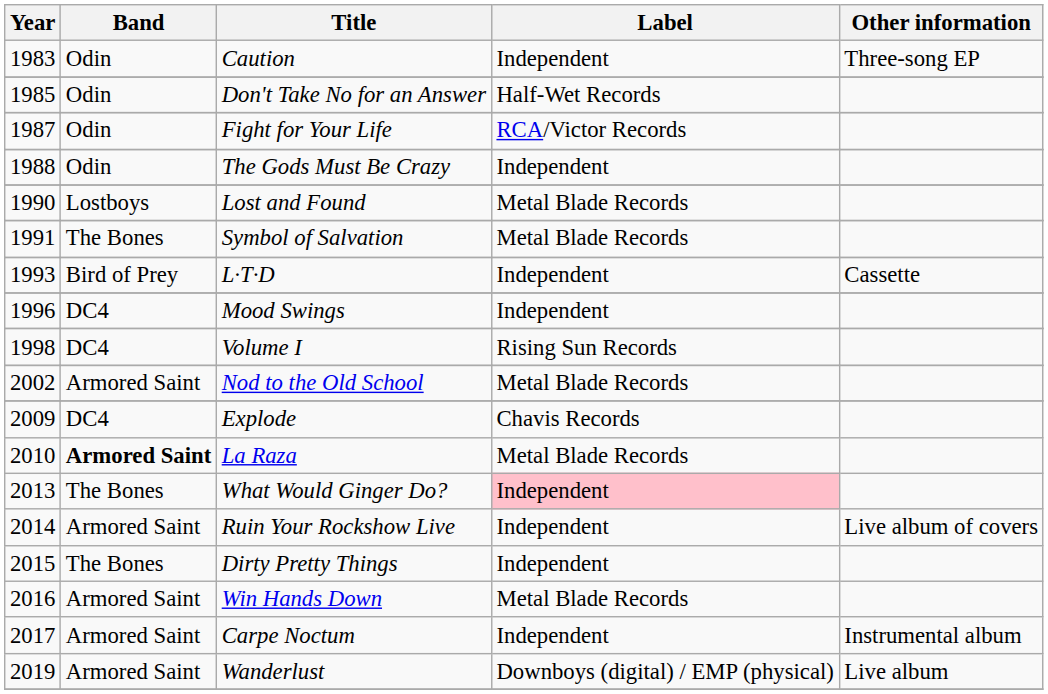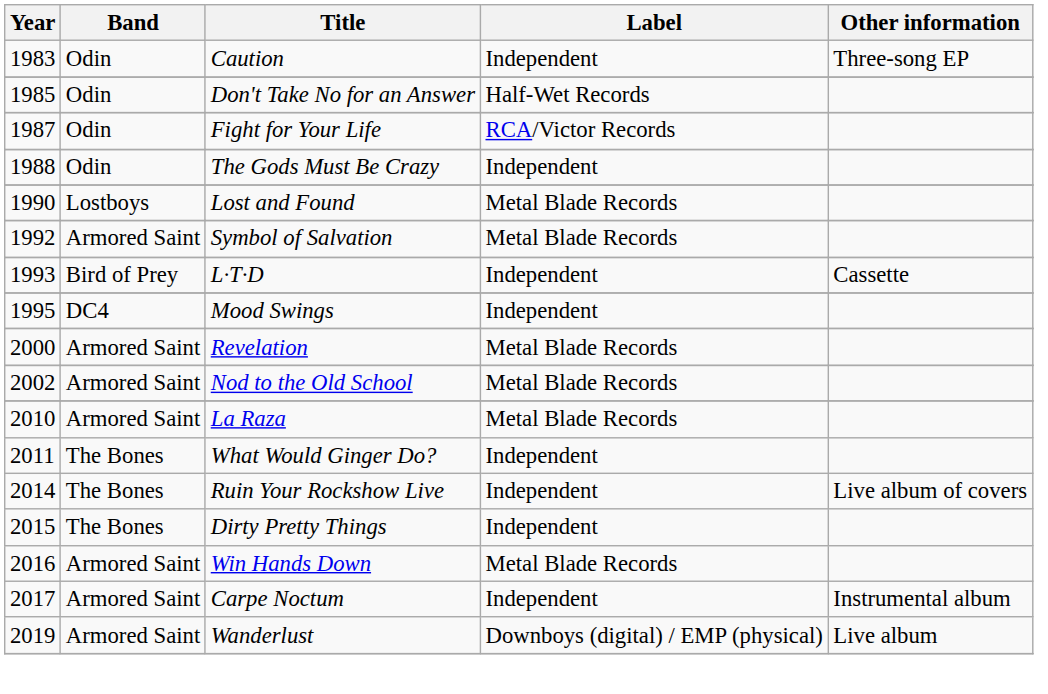(33, 238) 1991 -> (33, 238) 1992
(115, 238) The Bones -> (133, 238) Armored Saint
(33, 310) 1996 -> (33, 310) 1995
- row: (262, 346)
+ row: (259, 346)
- row: (259, 418)
(139, 454) bold -> (133, 418) normal
(33, 490) 2013 -> (32, 454) 2011
(553, 490) pink background -> (542, 454) no background
(133, 526) Armored Saint -> (115, 490) The Bones
